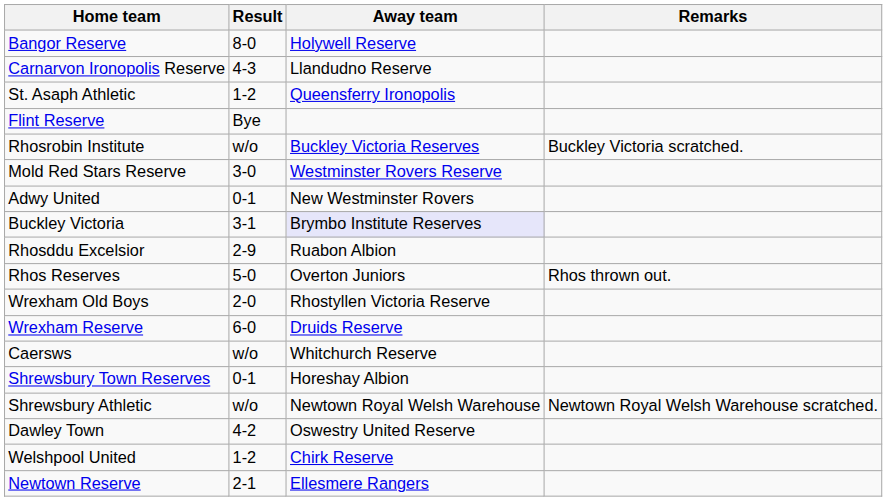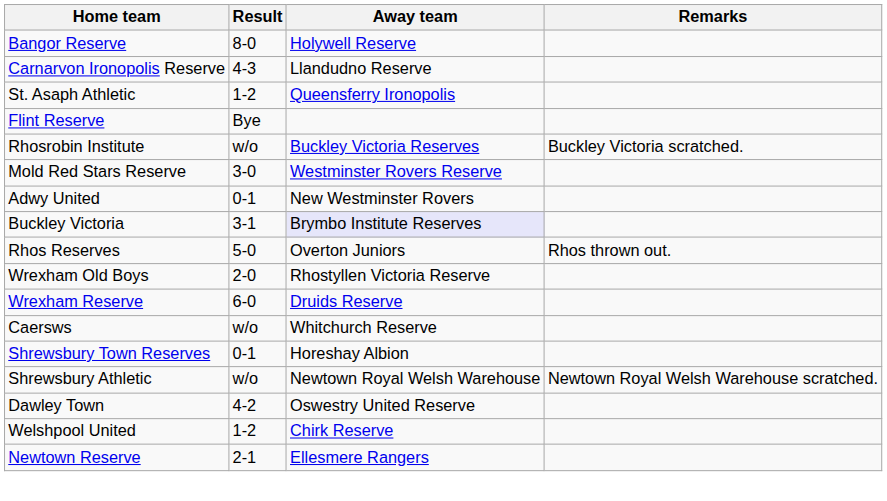- row: (76, 250)
